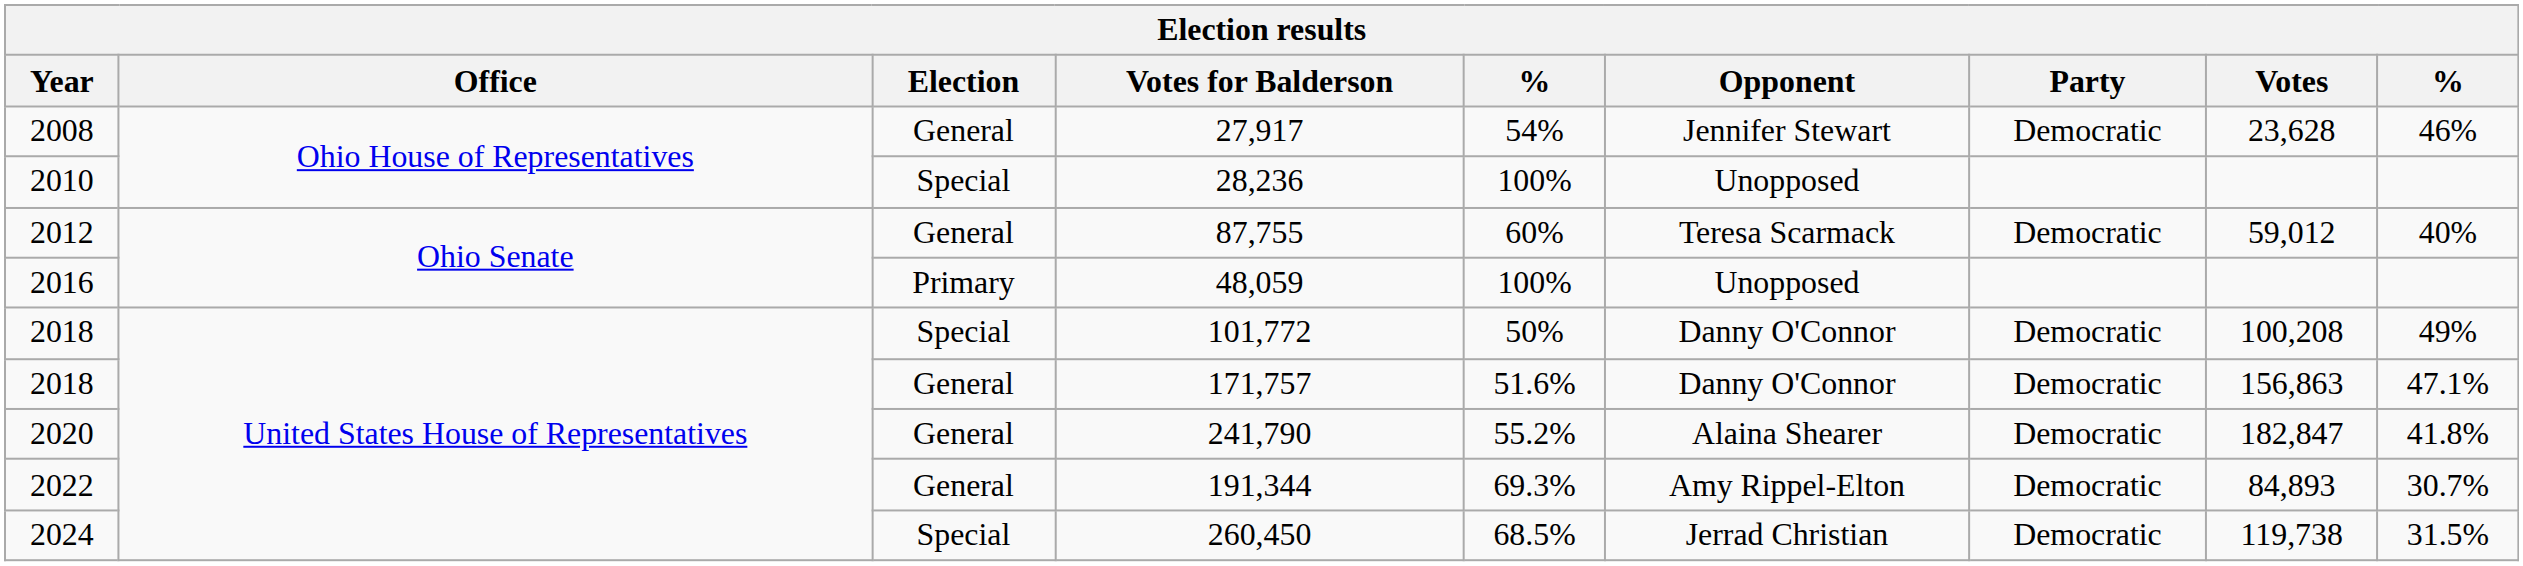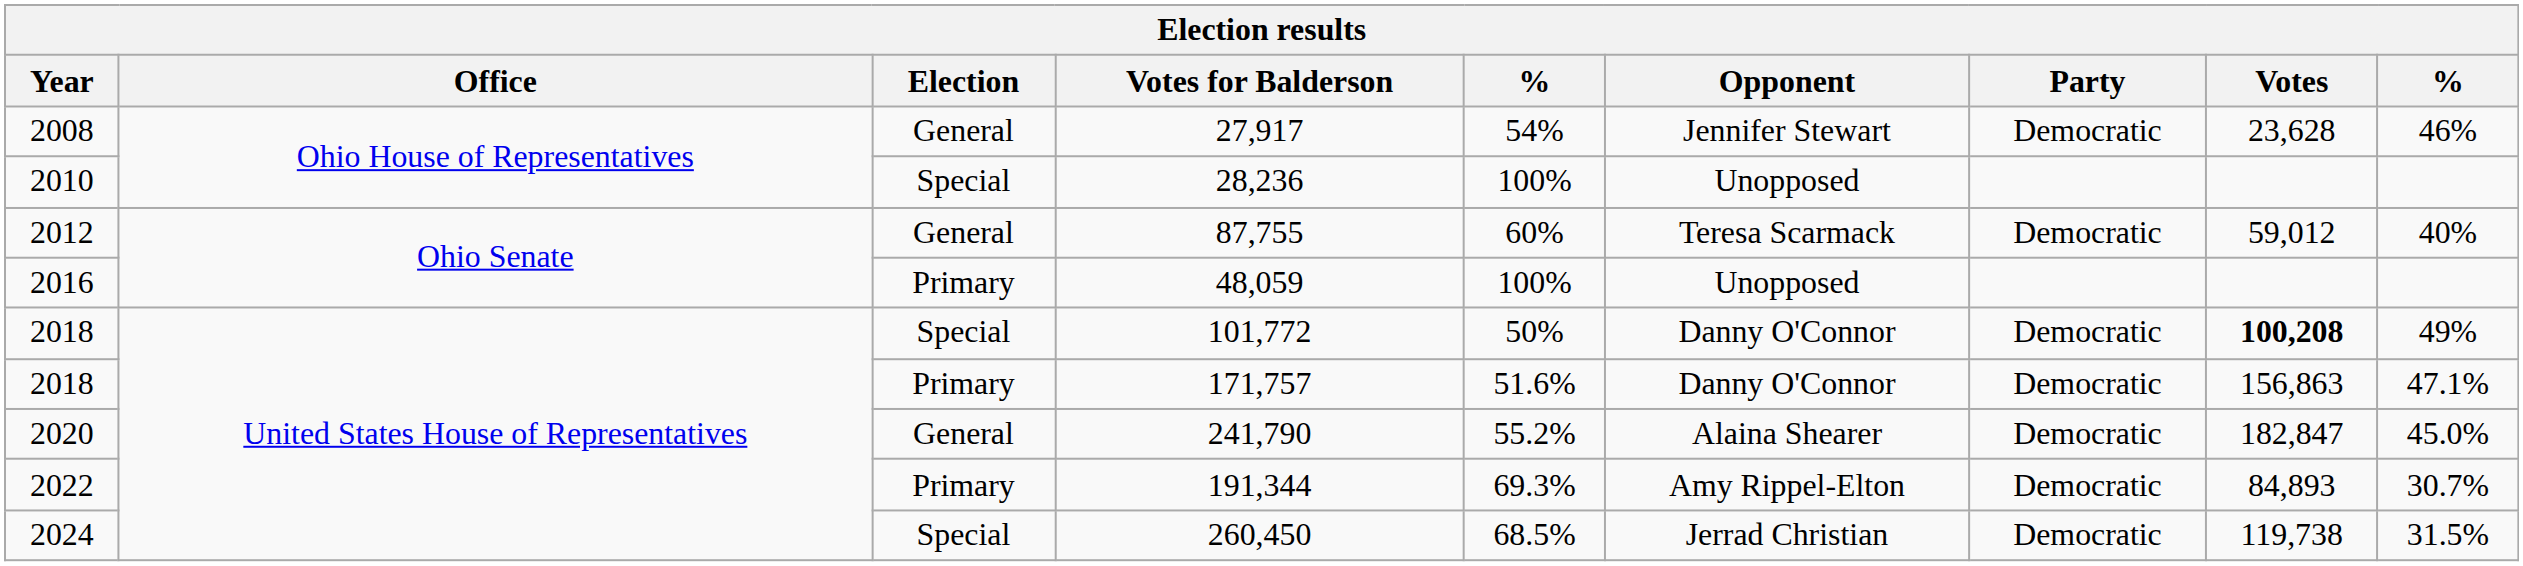(2292, 332) normal -> (2292, 332) bold
(963, 383) General -> (963, 383) Primary
(2448, 433) 41.8% -> (2448, 433) 45.0%
(963, 484) General -> (963, 484) Primary
